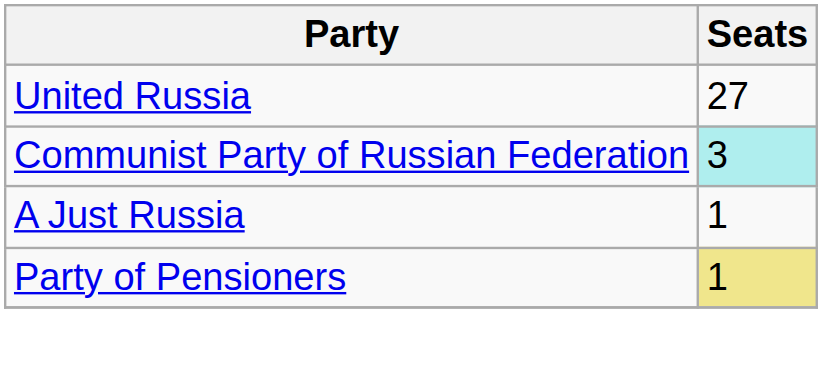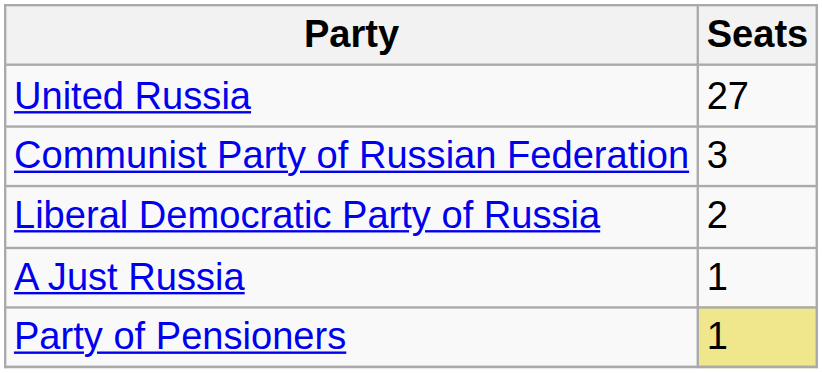(717, 155) paleturquoise background -> (717, 155) no background
+ row: (307, 215)
